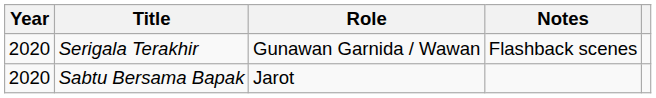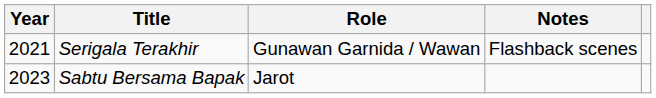(30, 48) 2020 -> (30, 48) 2021
(30, 78) 2020 -> (30, 78) 2023
